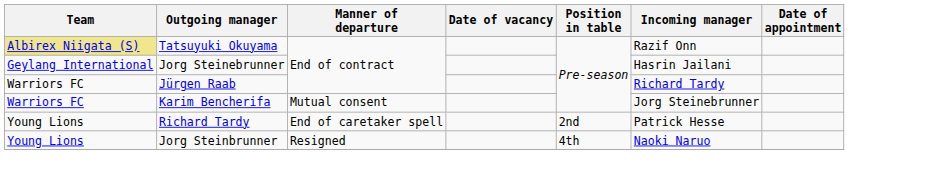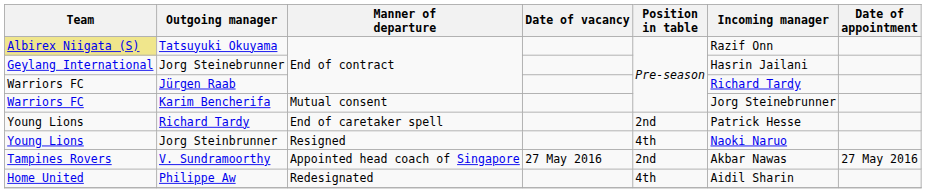+ row: (215, 159)
+ row: (197, 178)
